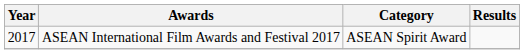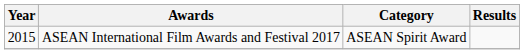(22, 37) 2017 -> (22, 37) 2015
